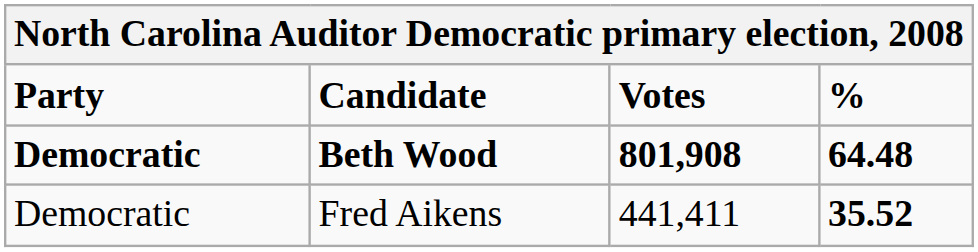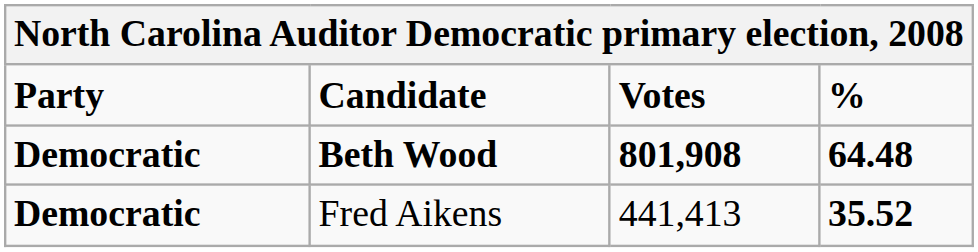(102, 214) normal -> (107, 214) bold
(679, 214) 441,411 -> (680, 214) 441,413
